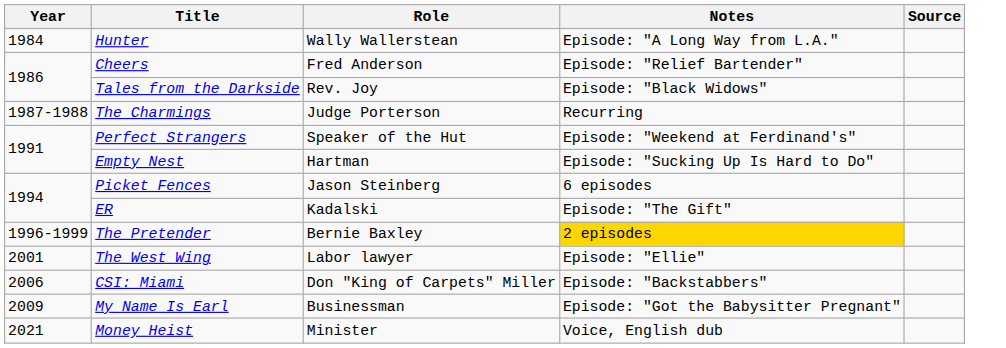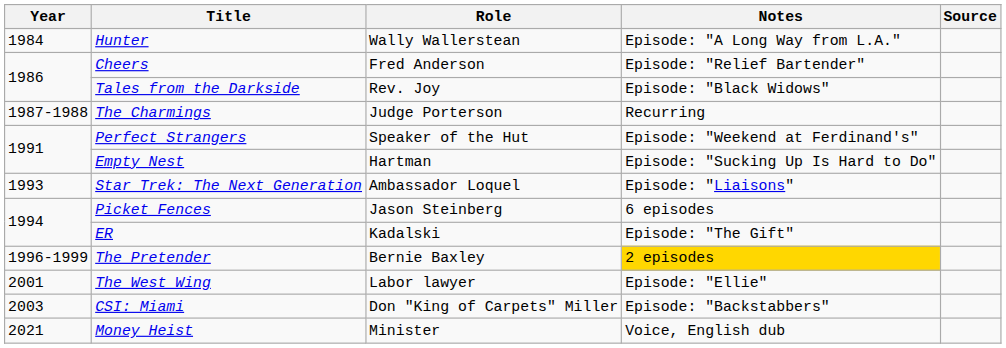+ row: (229, 186)
(26, 282) 2006 -> (26, 306) 2003
- row: (162, 306)
